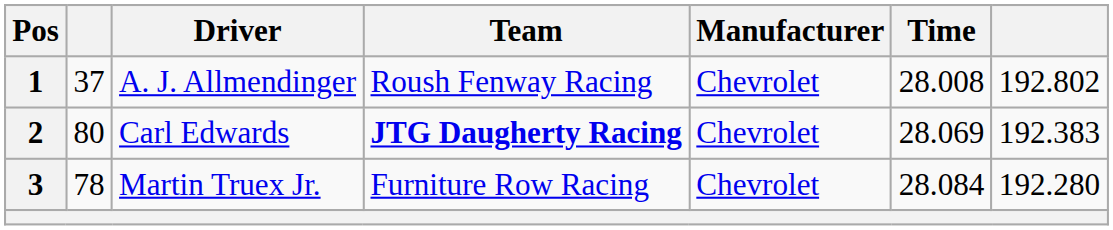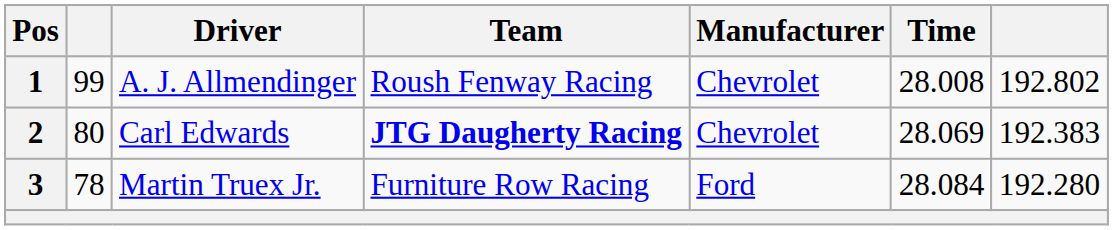(89, 81) 37 -> (89, 81) 99
(758, 184) Chevrolet -> (726, 184) Ford
